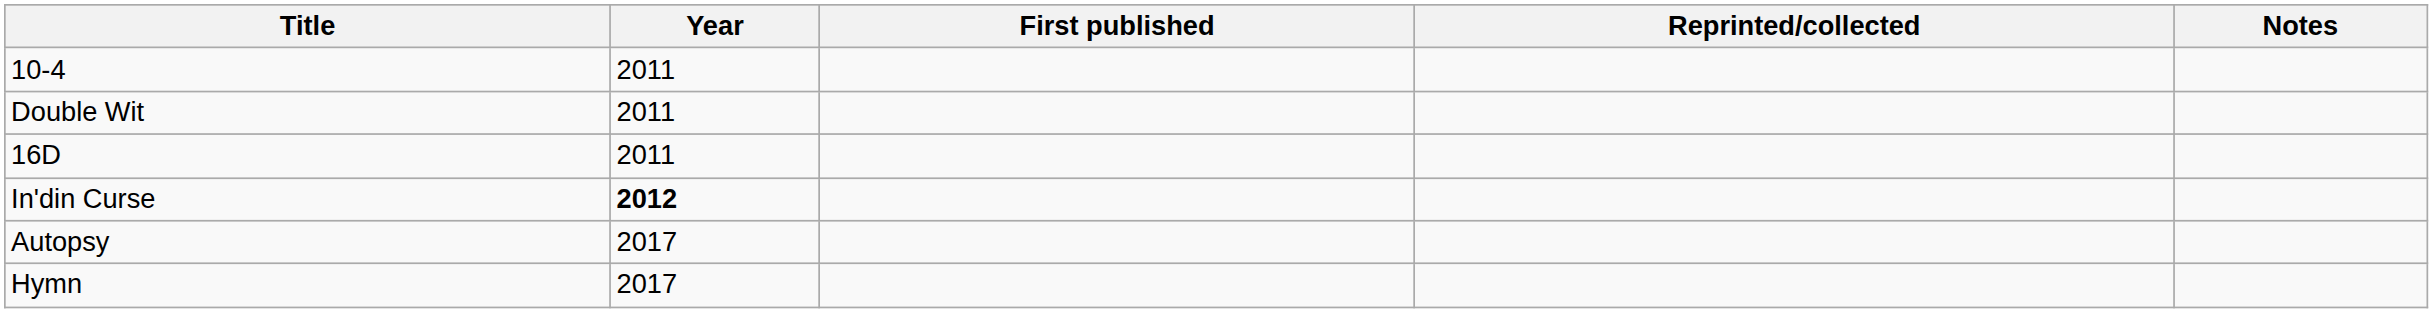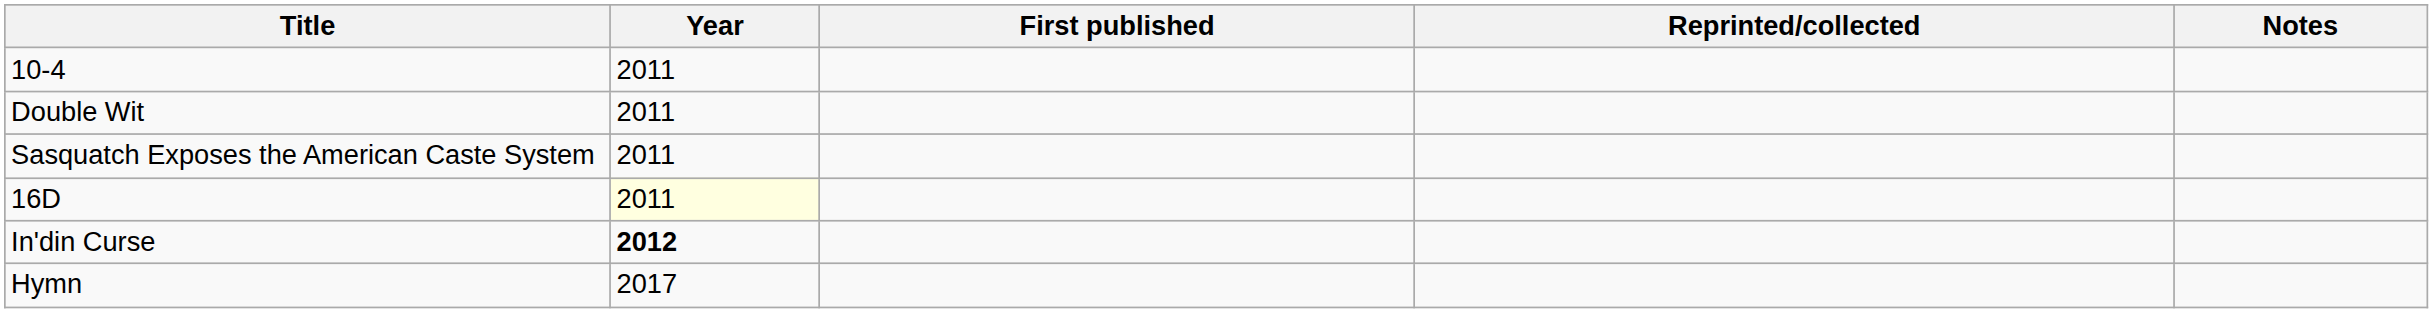+ row: (303, 155)
(646, 155) no background -> (646, 198) lightyellow background
- row: (60, 241)
